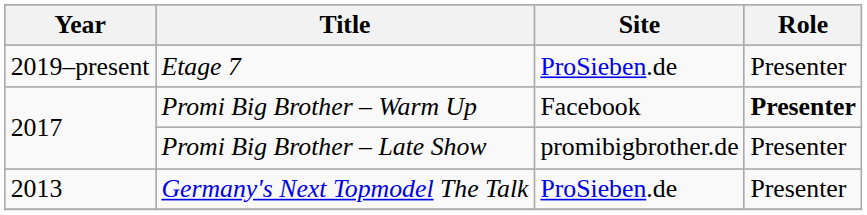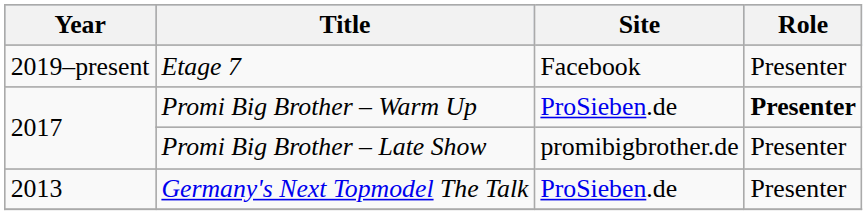(609, 65) ProSieben.de -> (590, 65) Facebook
(590, 106) Facebook -> (609, 106) ProSieben.de
